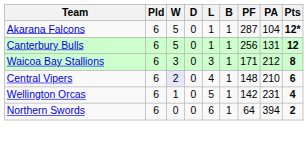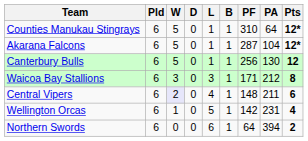+ row: (73, 29)
(271, 45) 131 -> (271, 62) 130
(271, 78) 210 -> (271, 95) 211
